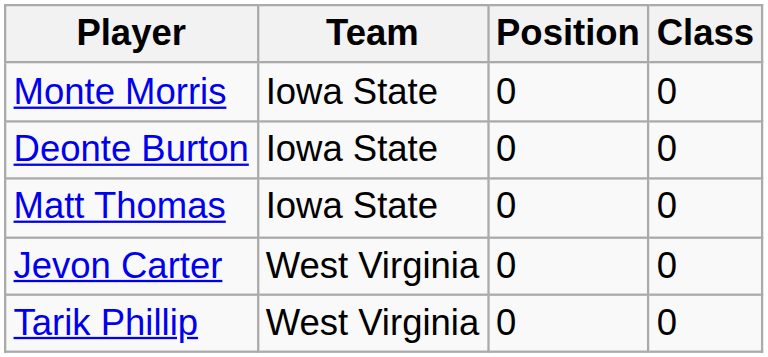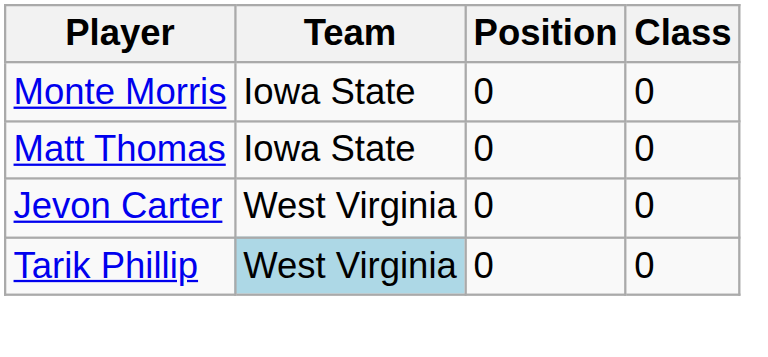- row: (131, 149)
(372, 322) no background -> (350, 264) lightblue background
